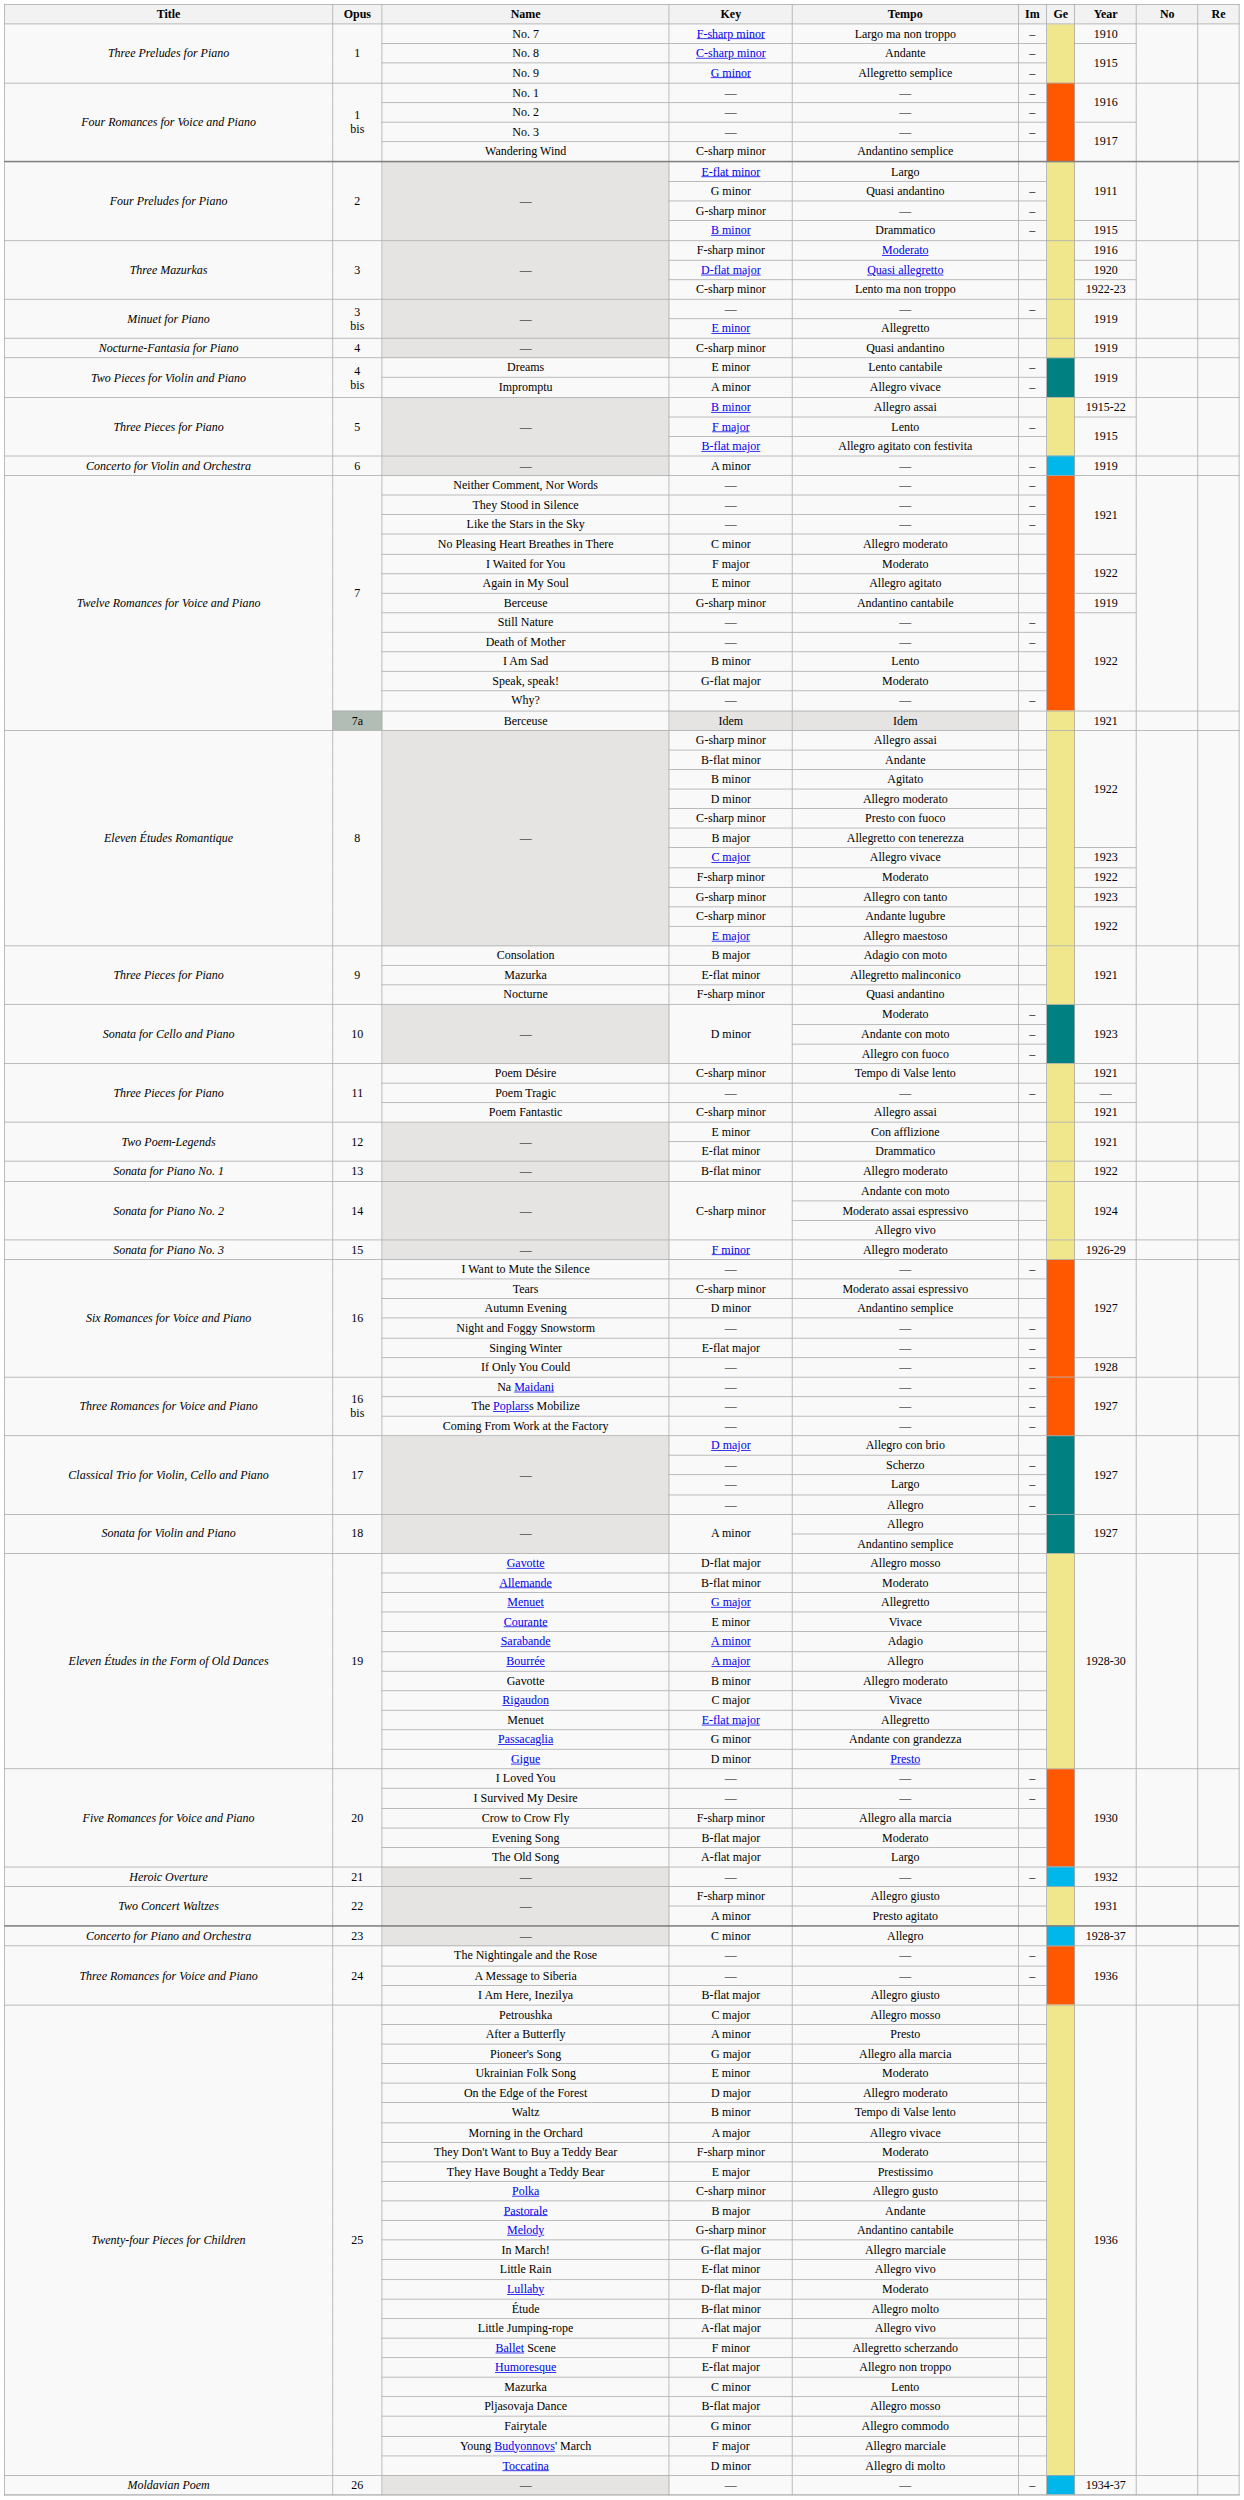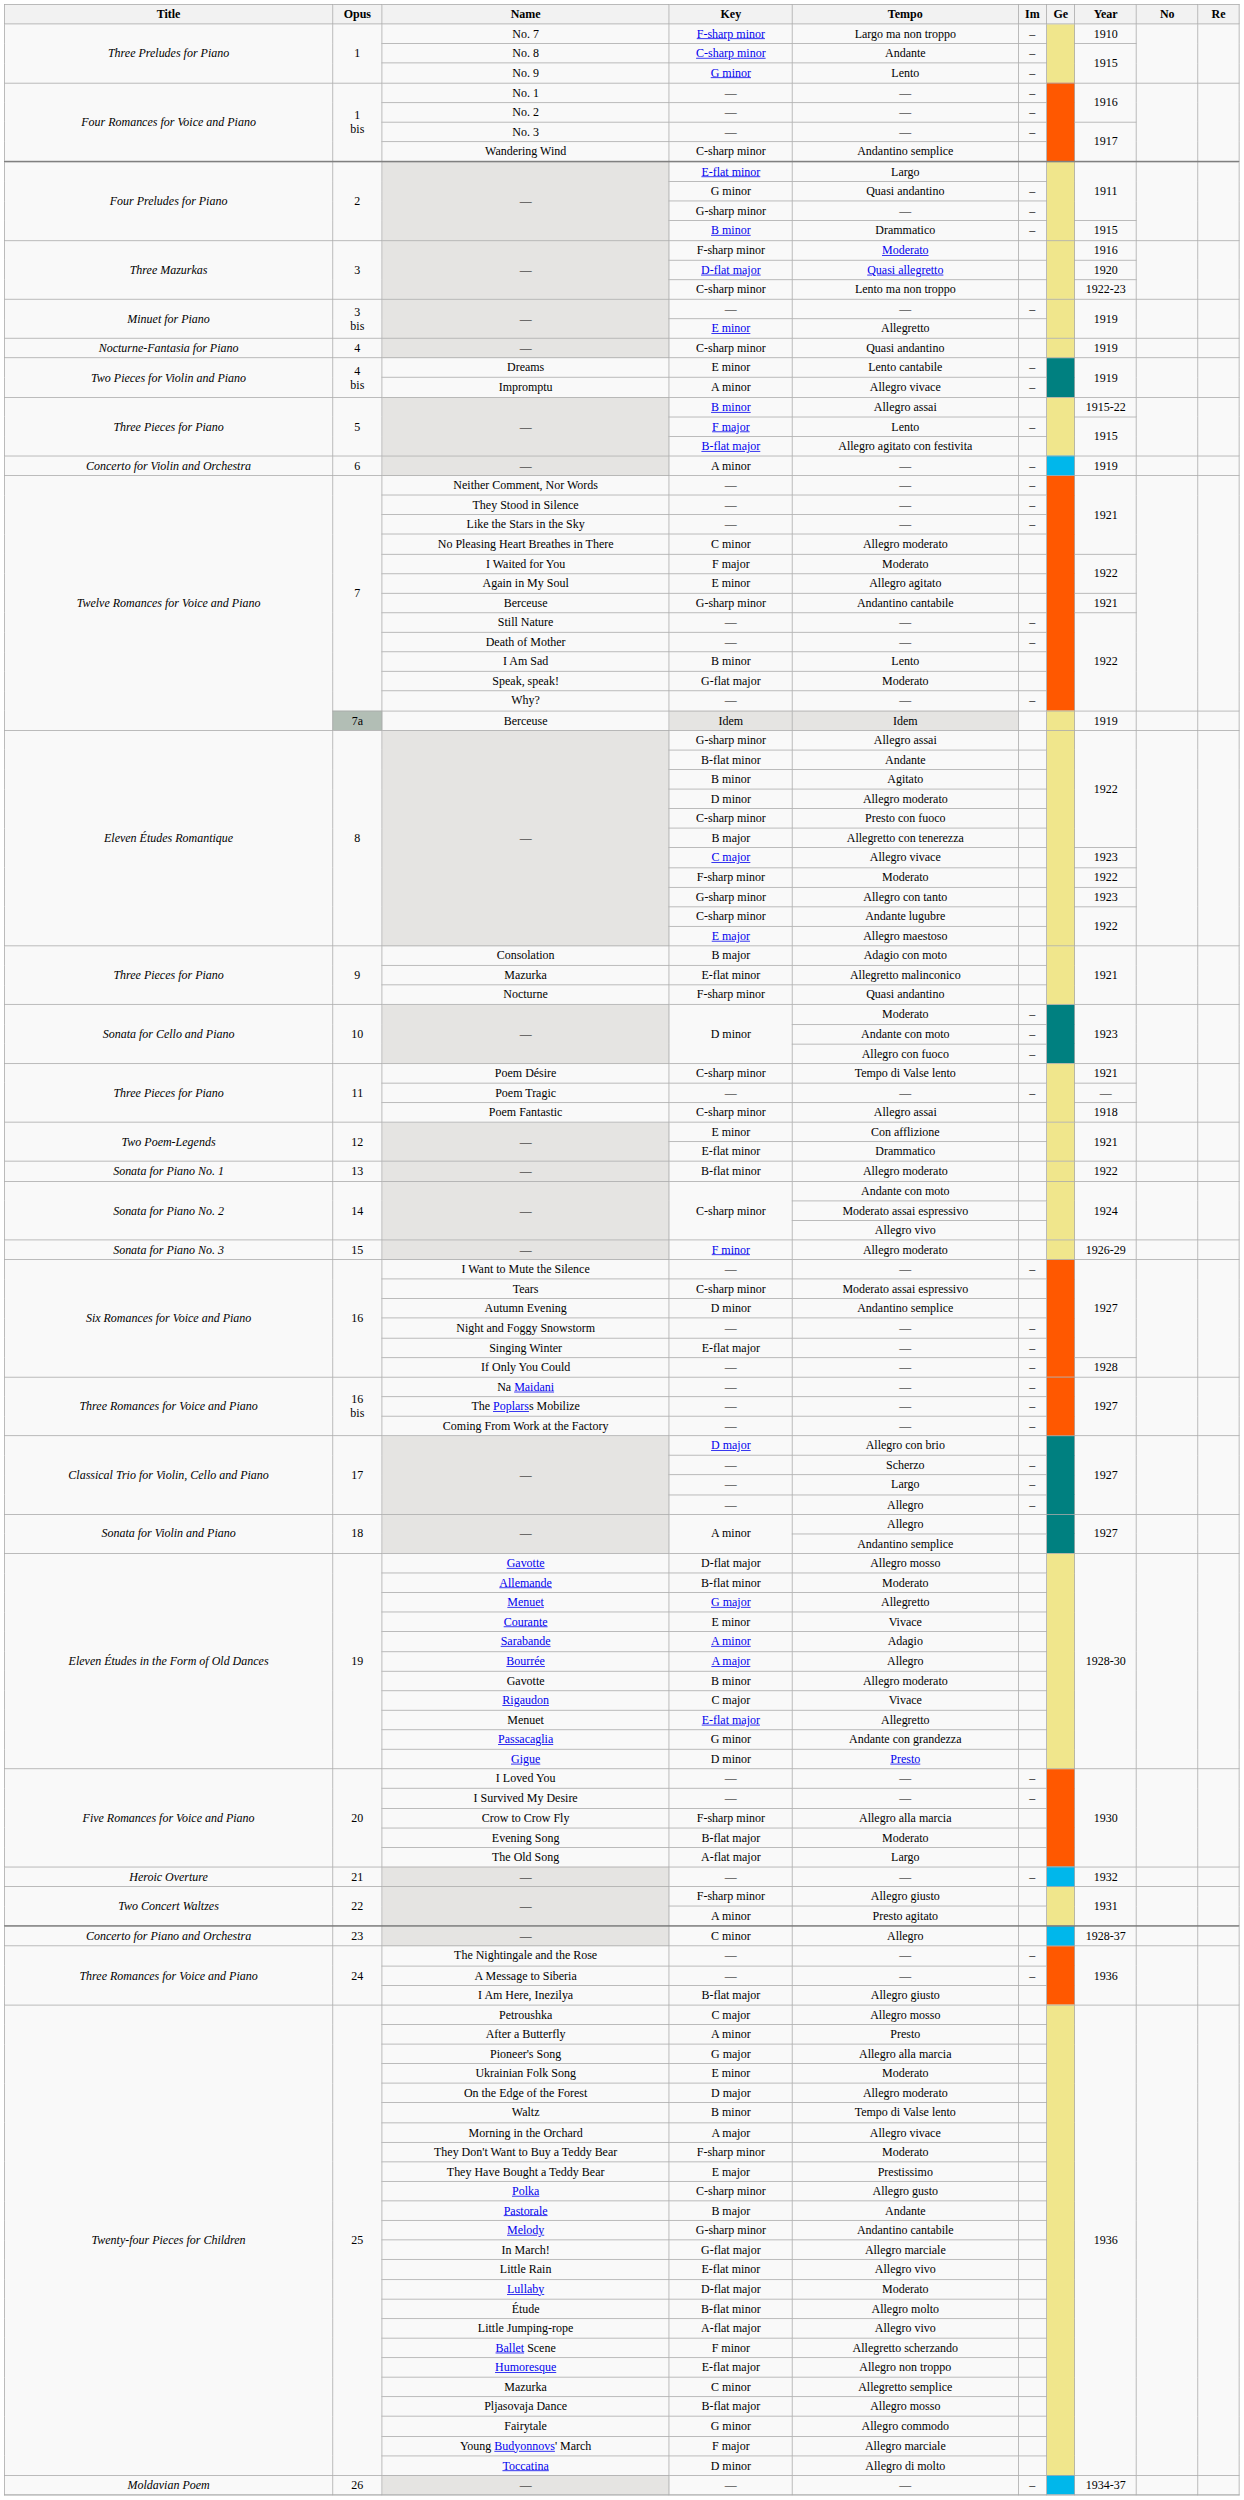(905, 73) Allegretto semplice -> (905, 73) Lento
(1106, 603) 1919 -> (1106, 603) 1921
(1106, 720) 1921 -> (1106, 720) 1919
(1106, 1112) 1921 -> (1106, 1112) 1918
(905, 2387) Lento -> (905, 2387) Allegretto semplice
